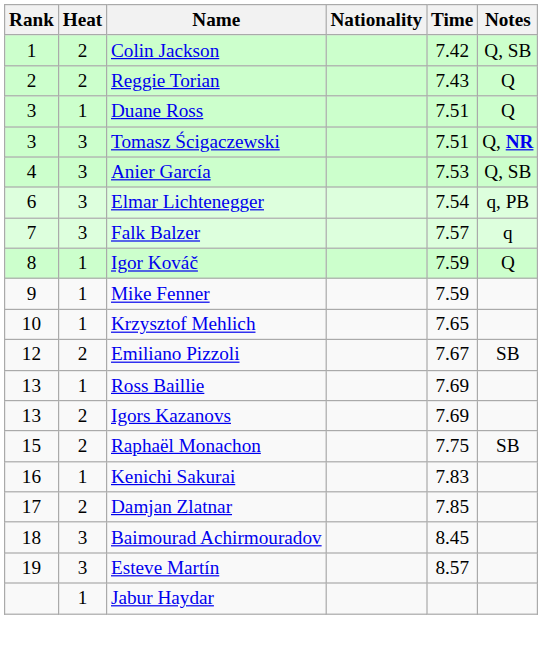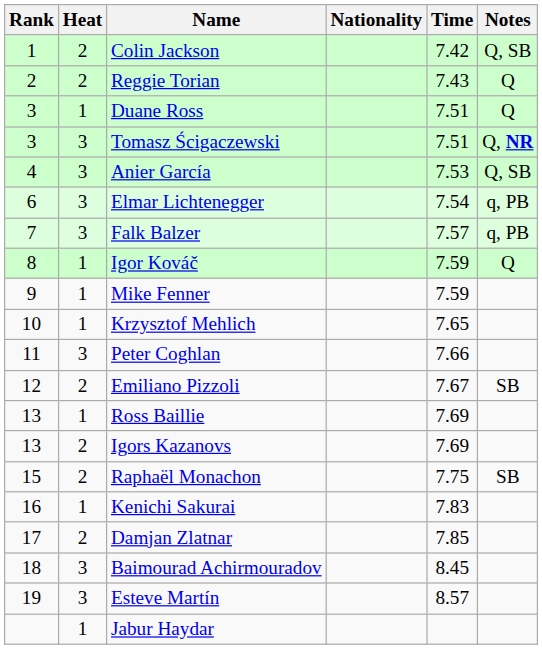(508, 232) q -> (508, 232) q, PB
+ row: (166, 354)
